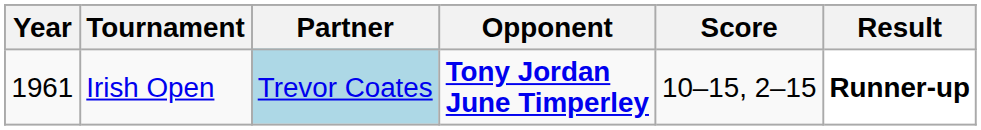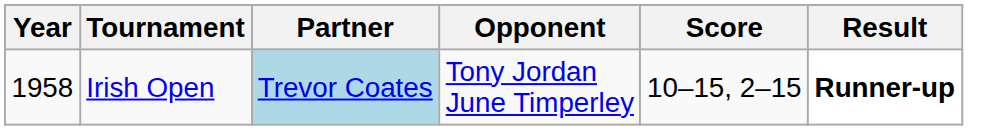(42, 87) 1961 -> (42, 87) 1958
(547, 87) bold -> (540, 87) normal
